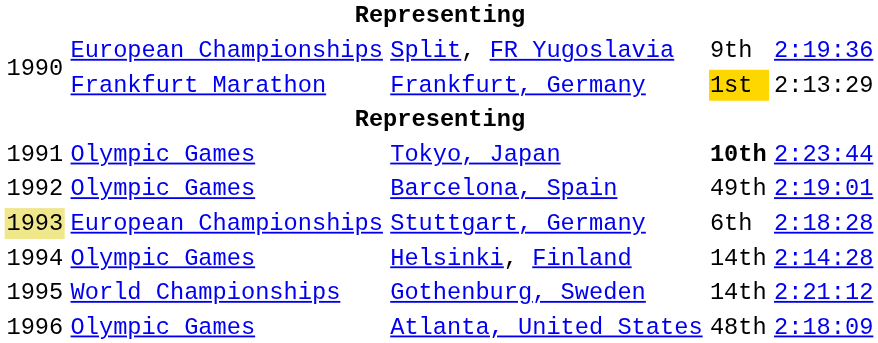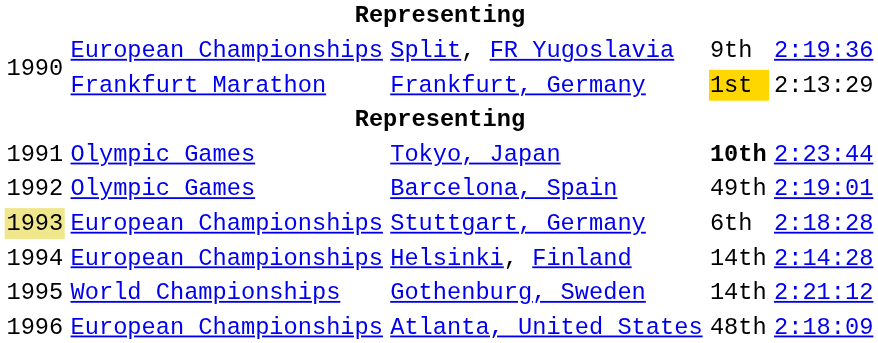(163, 258) Olympic Games -> (227, 258) European Championships
(163, 327) Olympic Games -> (227, 327) European Championships
